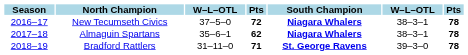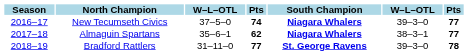(256, 21) 72 -> (256, 21) 74
(413, 21) 38–3–1 -> (413, 21) 39–3–0
(454, 21) 78 -> (454, 21) 77
(454, 33) 78 -> (454, 33) 77
(256, 45) 71 -> (256, 45) 77
